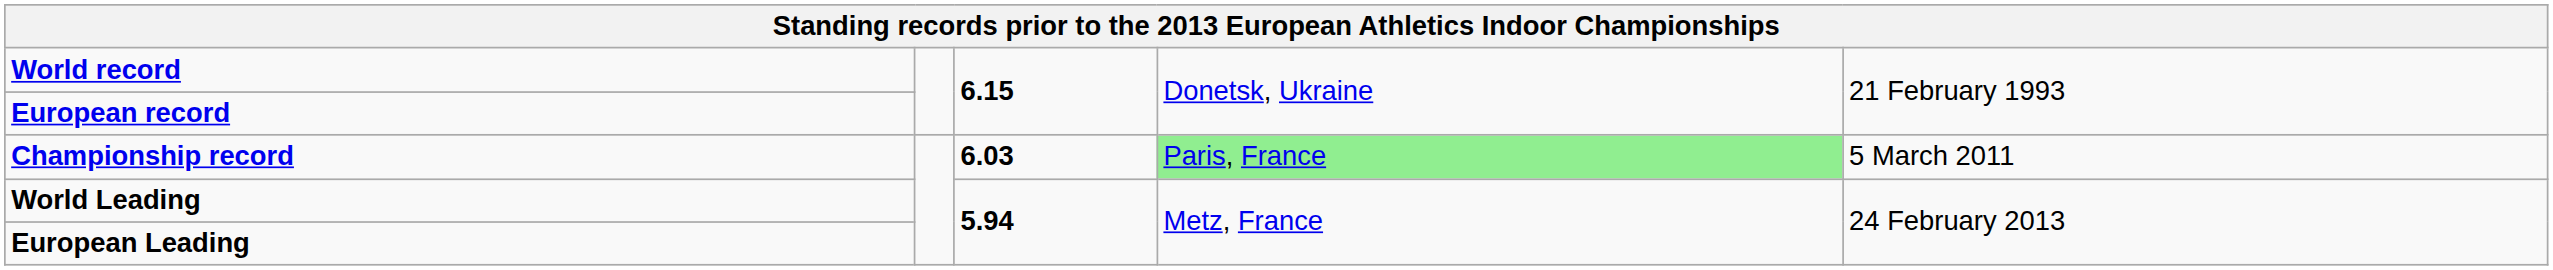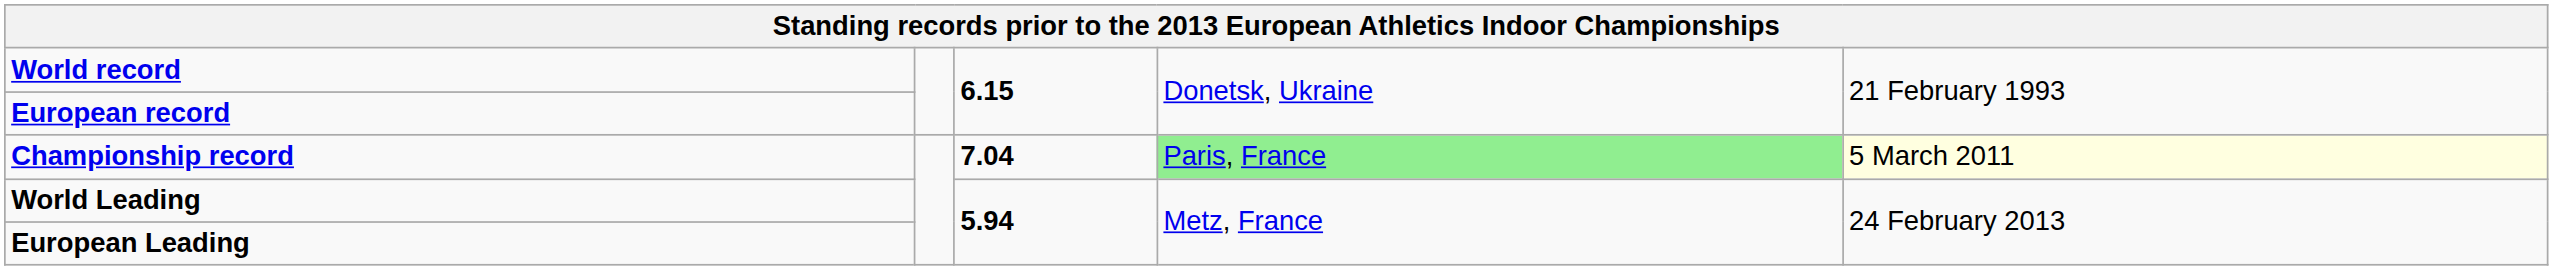(987, 156) 6.03 -> (987, 156) 7.04
(1932, 156) no background -> (1932, 156) lightyellow background
